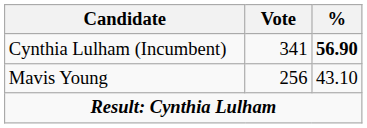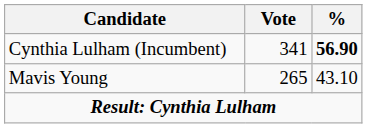(293, 78) 256 -> (293, 78) 265
